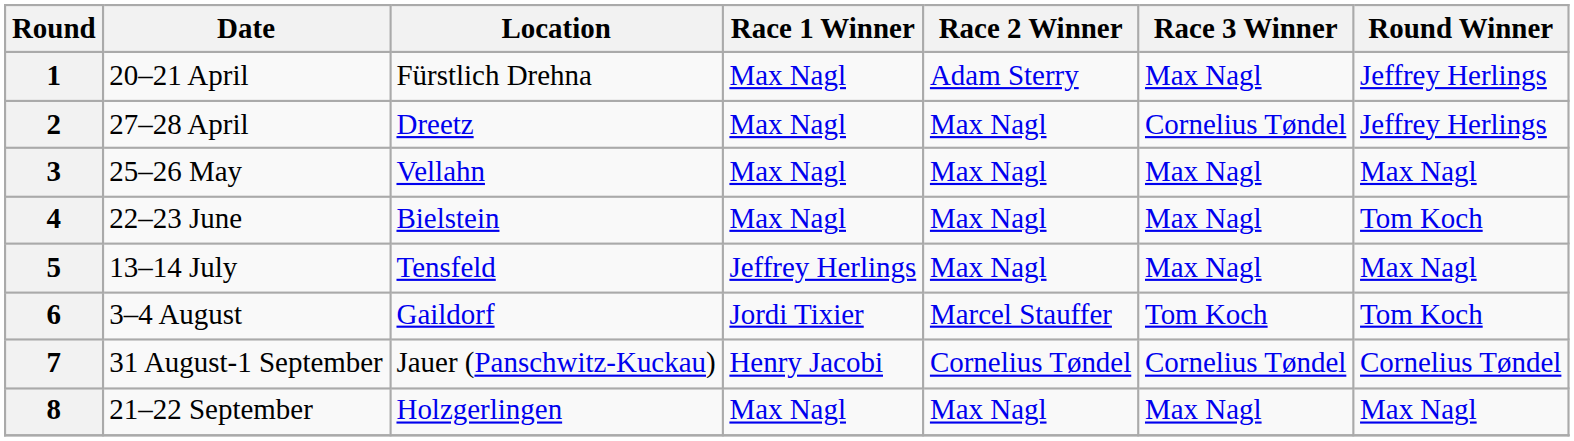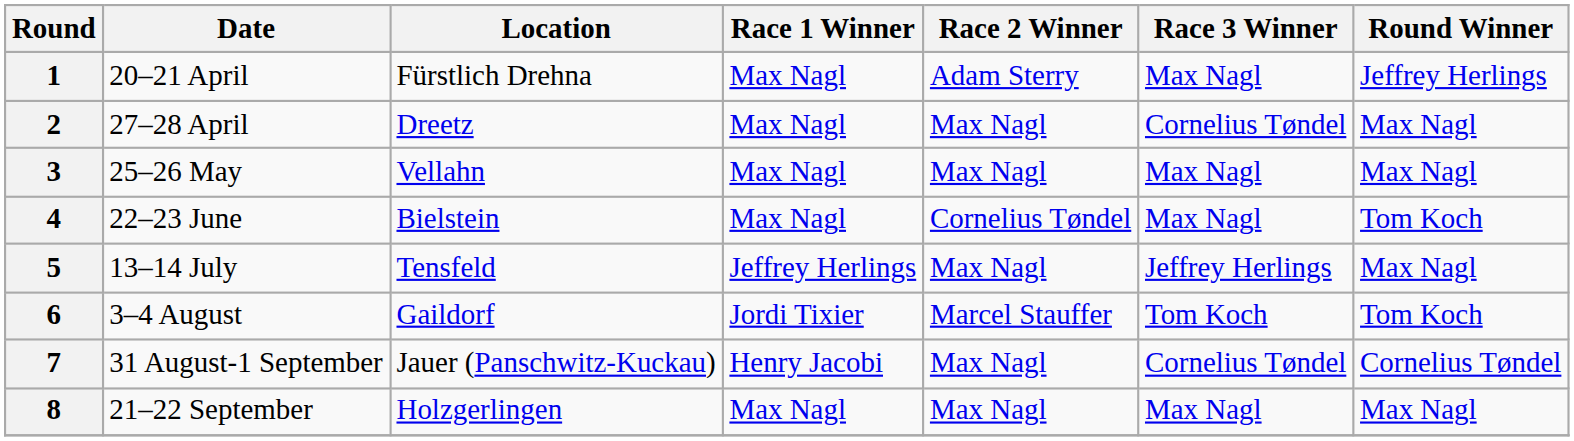(1453, 123) Jeffrey Herlings -> (1418, 123) Max Nagl
(988, 219) Max Nagl -> (1031, 219) Cornelius Tøndel
(1203, 266) Max Nagl -> (1238, 266) Jeffrey Herlings
(1031, 362) Cornelius Tøndel -> (988, 362) Max Nagl
